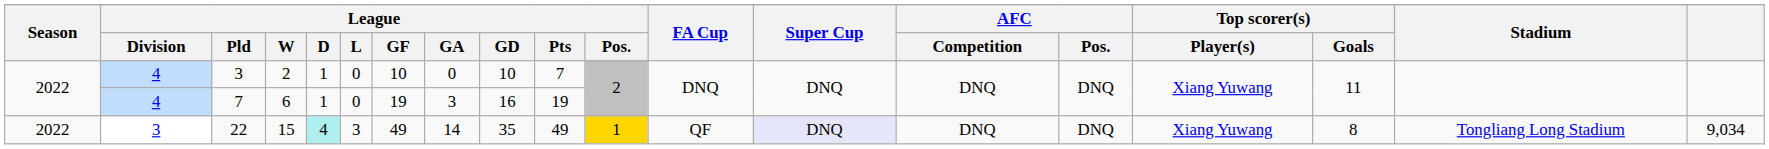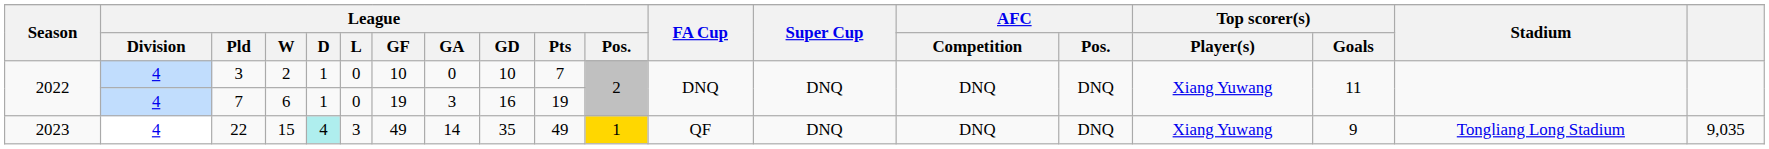(52, 129) 2022 -> (52, 129) 2023
(156, 129) 3 -> (156, 129) 4
(824, 129) lavender background -> (824, 129) no background
(1353, 129) 8 -> (1353, 129) 9
(1726, 129) 9,034 -> (1726, 129) 9,035
